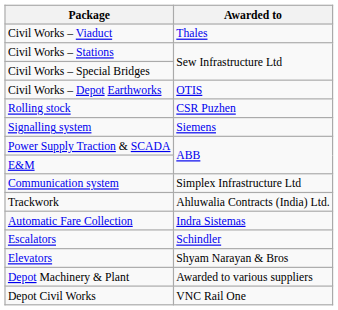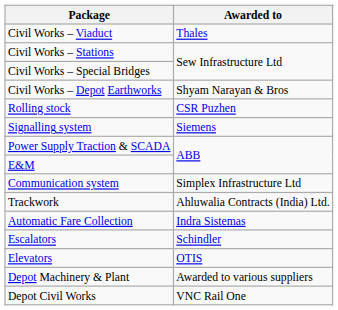(189, 90) OTIS -> (232, 90) Shyam Narayan & Bros
(232, 258) Shyam Narayan & Bros -> (189, 258) OTIS
